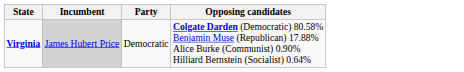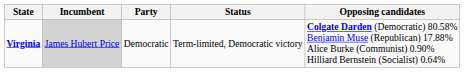+ column: (238, 12)
